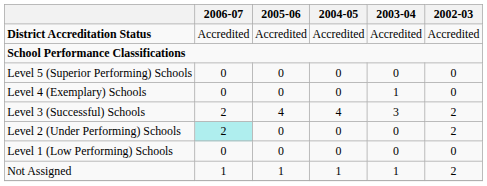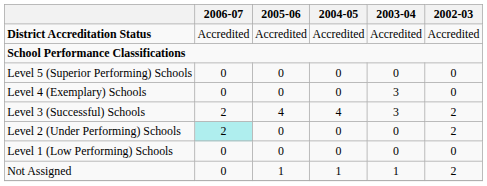(396, 92) 1 -> (396, 92) 3
(224, 170) 1 -> (224, 170) 0
